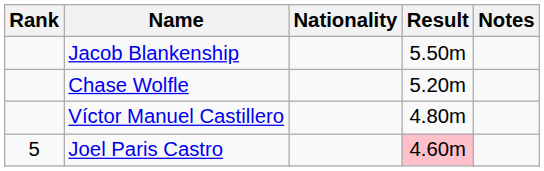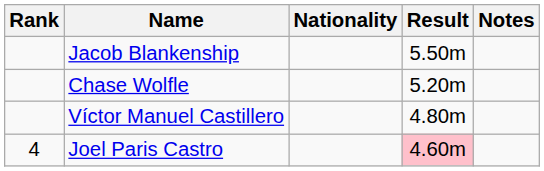(34, 149) 5 -> (34, 149) 4
